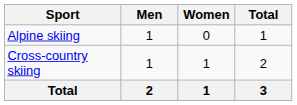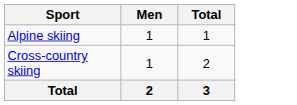- column: (206, 15)
